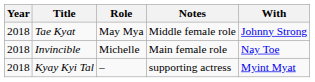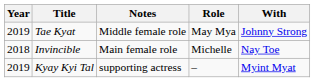columns swapped: (121, 13) <-> (192, 13)
(18, 31) 2018 -> (18, 31) 2019
(18, 67) 2018 -> (18, 67) 2019
